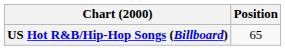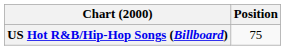(256, 34) 65 -> (256, 34) 75
